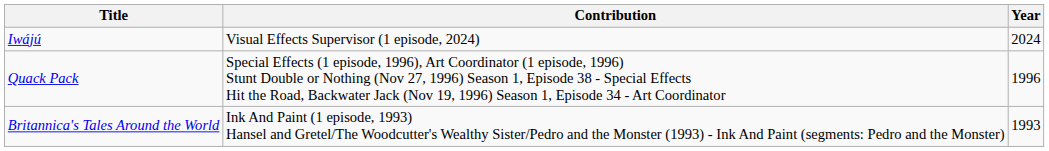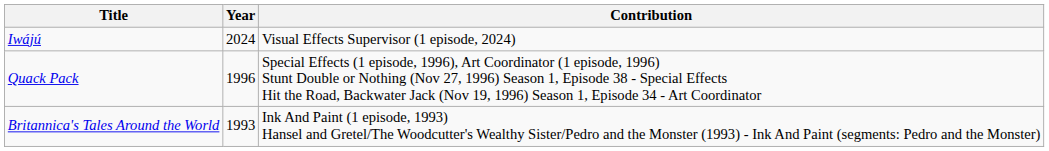columns swapped: (1026, 16) <-> (615, 16)
